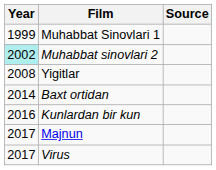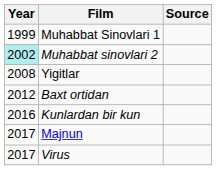(21, 94) 2014 -> (21, 94) 2012
